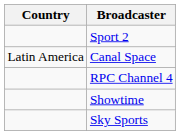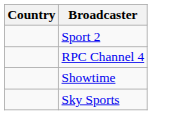- row: (123, 57)
